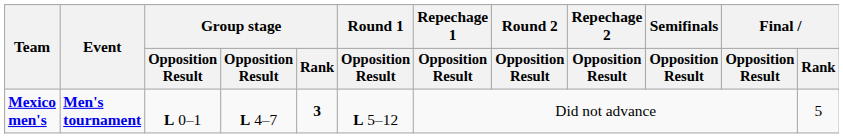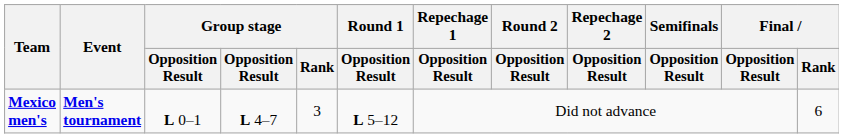(317, 111) bold -> (317, 111) normal
(818, 111) 5 -> (818, 111) 6
